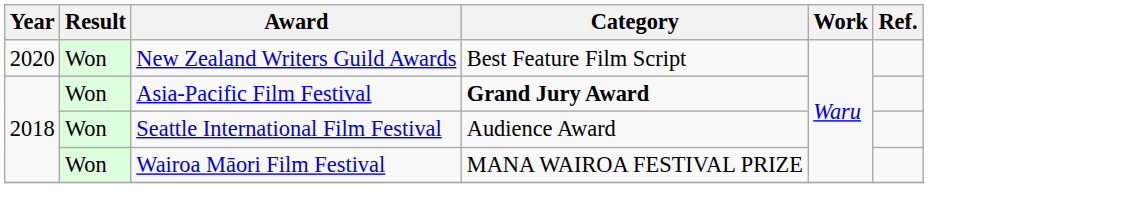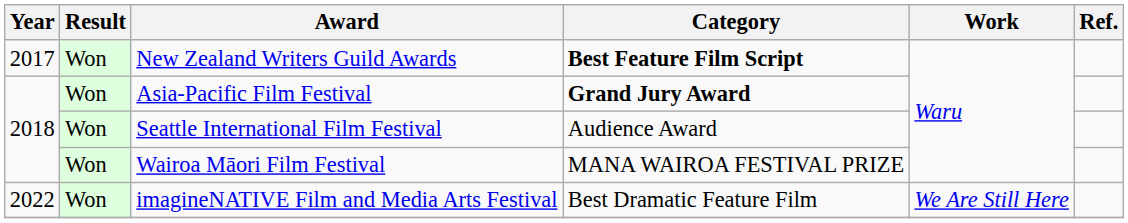(32, 57) 2020 -> (32, 57) 2017
(577, 57) normal -> (686, 57) bold
+ row: (347, 199)
